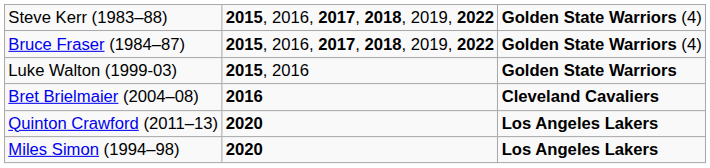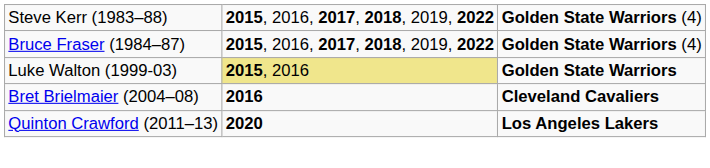(267, 70) no background -> (267, 70) khaki background
- row: (94, 149)
